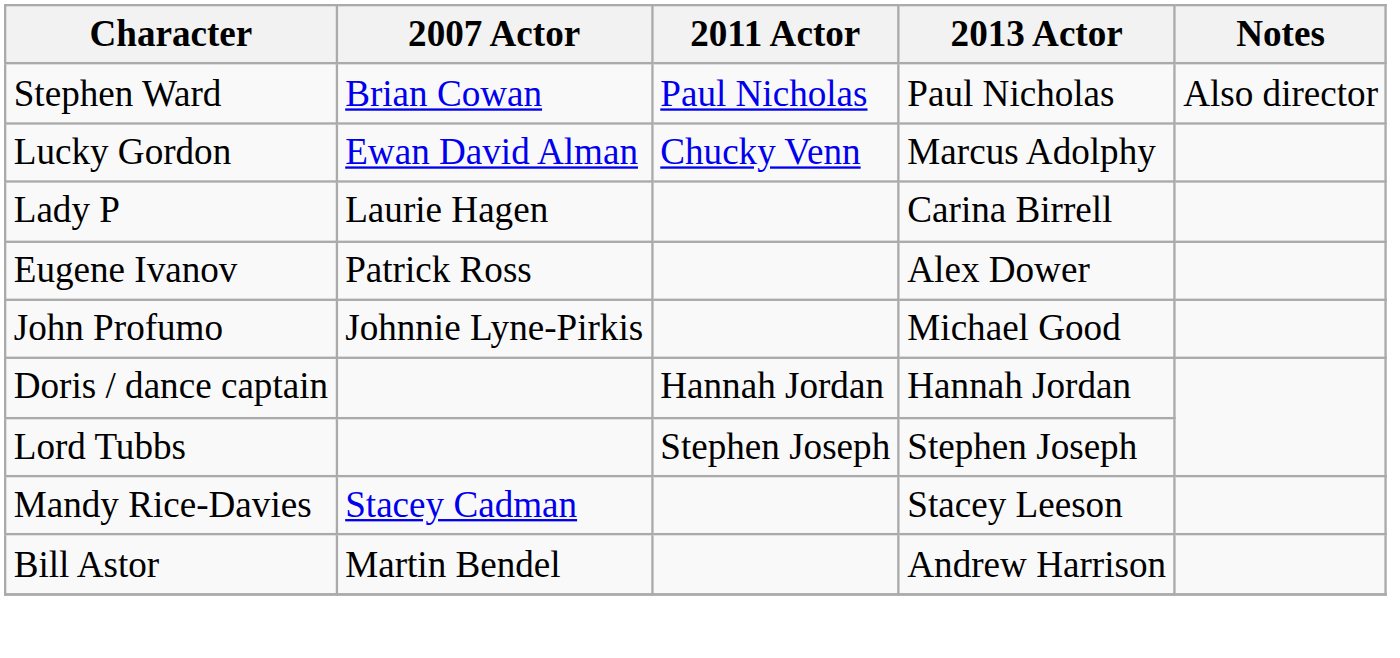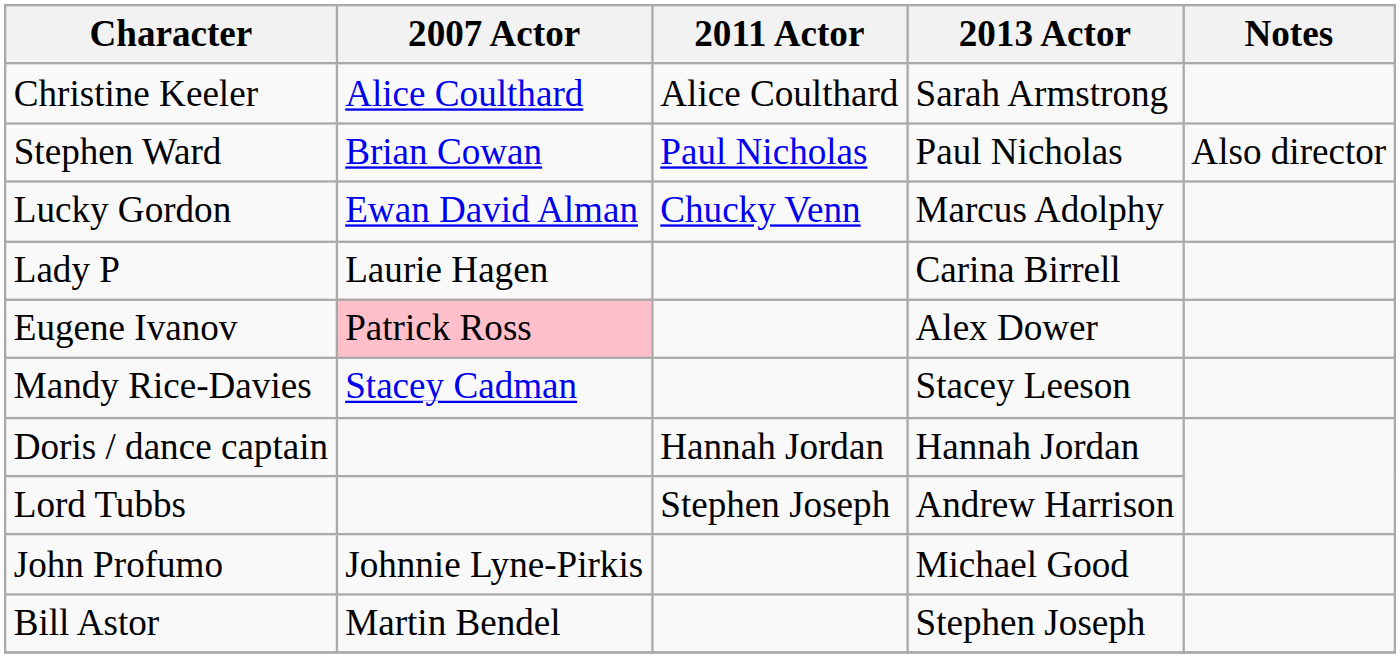+ row: (136, 92)
(439, 269) no background -> (439, 328) pink background
rows swapped: (118, 328) <-> (163, 504)
(1022, 446) Stephen Joseph -> (1045, 504) Andrew Harrison
(1037, 563) Andrew Harrison -> (1030, 622) Stephen Joseph
